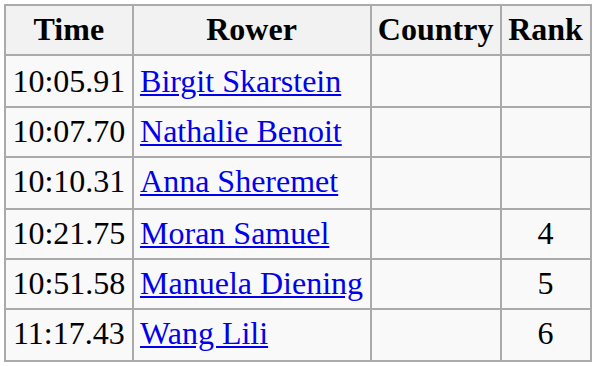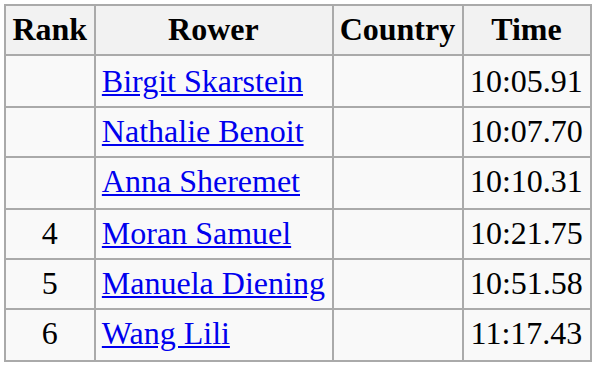columns swapped: (546, 29) <-> (69, 29)
